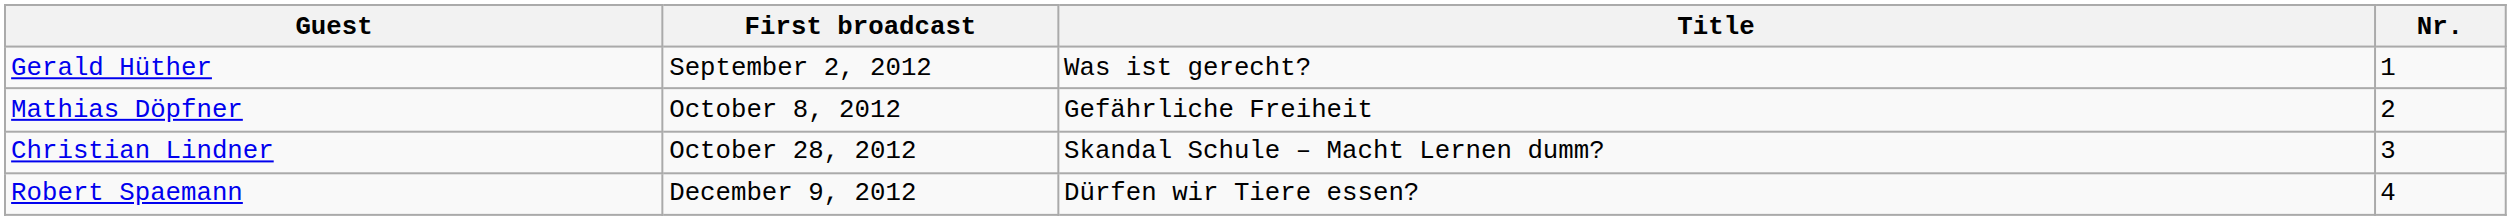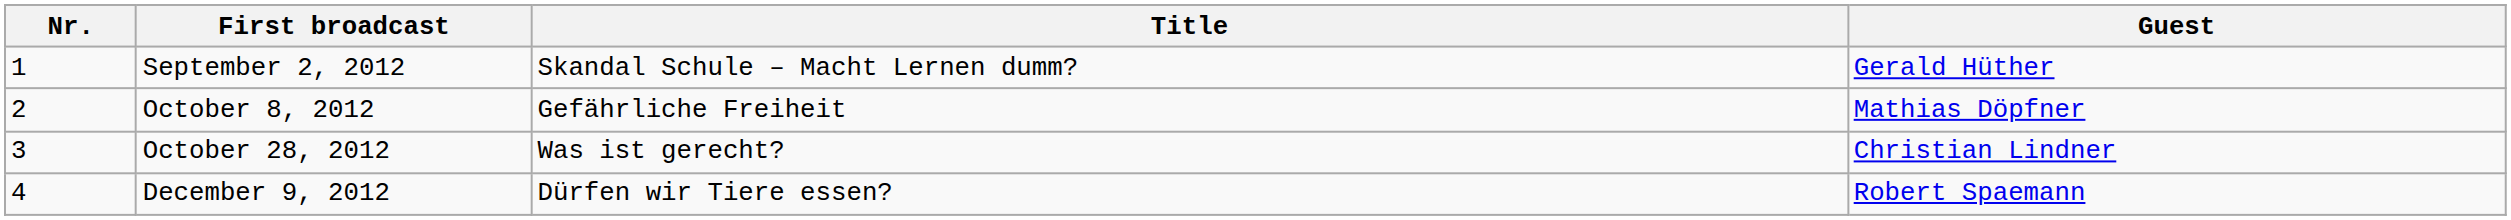columns swapped: (2440, 26) <-> (334, 26)
(1188, 68) Was ist gerecht? -> (808, 68) Skandal Schule – Macht Lernen dumm?
(1334, 152) Skandal Schule – Macht Lernen dumm? -> (661, 152) Was ist gerecht?
